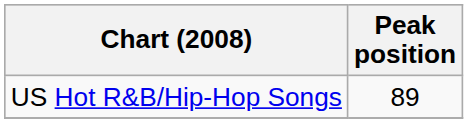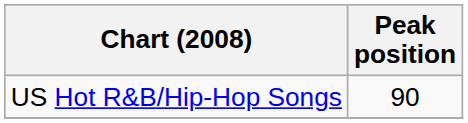(405, 96) 89 -> (405, 96) 90
